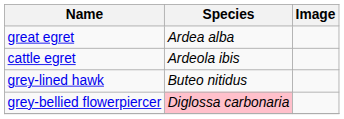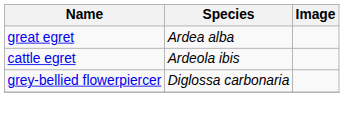- row: (56, 80)
(228, 102) pink background -> (228, 80) no background
